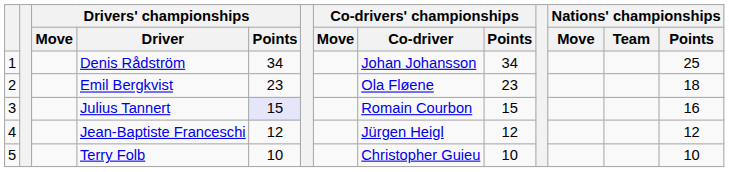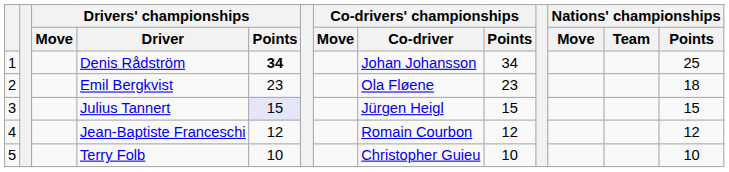(275, 62) normal -> (275, 62) bold
(417, 108) Romain Courbon -> (402, 108) Jürgen Heigl
(692, 108) 16 -> (692, 108) 15
(402, 131) Jürgen Heigl -> (417, 131) Romain Courbon
